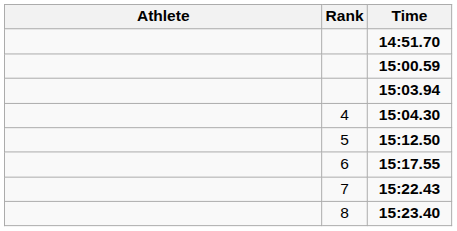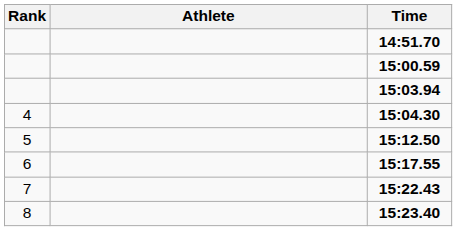columns swapped: (345, 16) <-> (163, 16)
